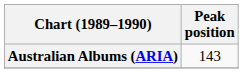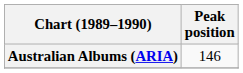(210, 56) 143 -> (210, 56) 146
